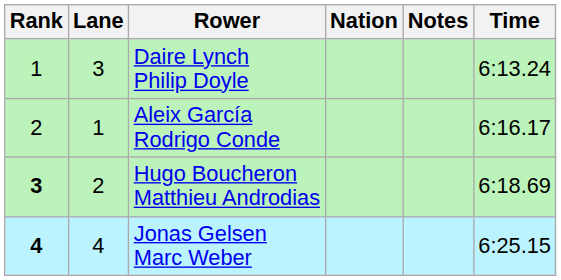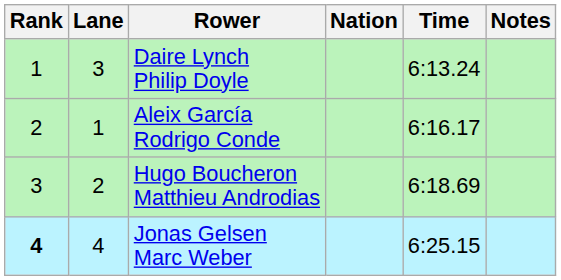columns swapped: (515, 21) <-> (438, 21)
(36, 186) bold -> (36, 186) normal
